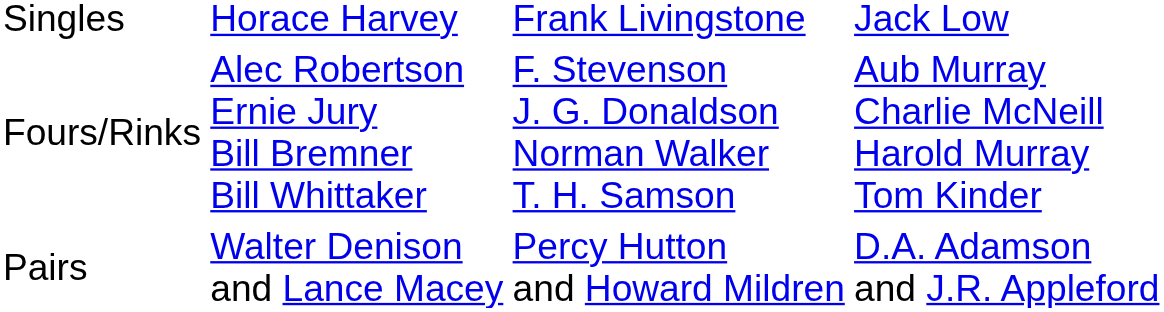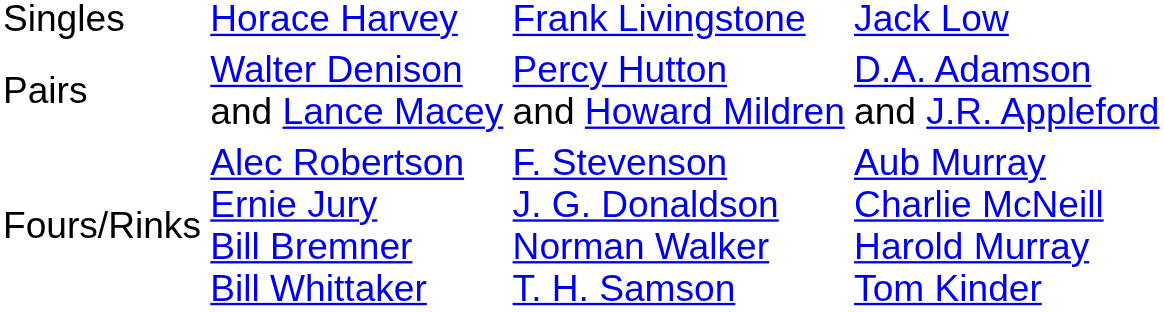rows swapped: (45, 267) <-> (102, 132)
